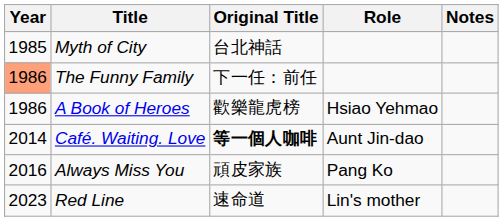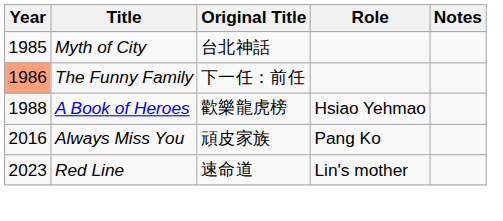(28, 108) 1986 -> (28, 108) 1988
- row: (130, 139)
